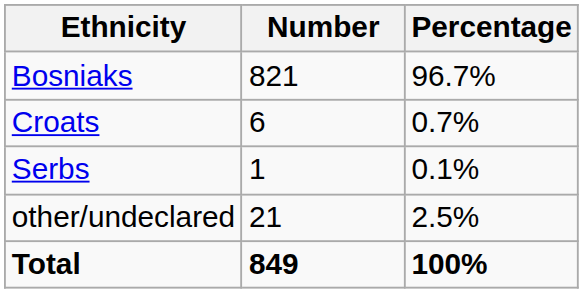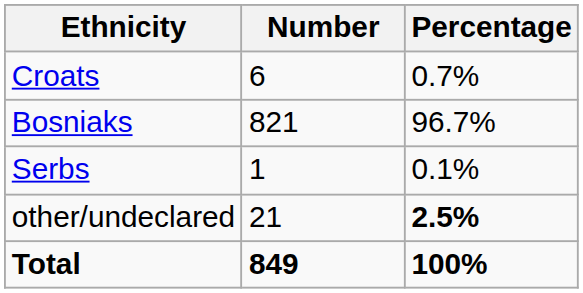rows swapped: (72, 75) <-> (56, 122)
(445, 216) normal -> (445, 216) bold
